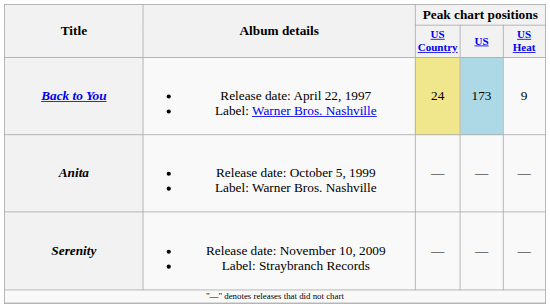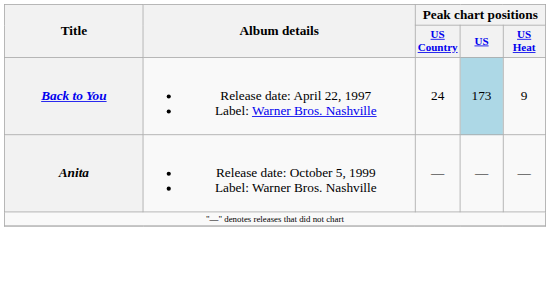(438, 96) khaki background -> (438, 96) no background
- row: (74, 251)
